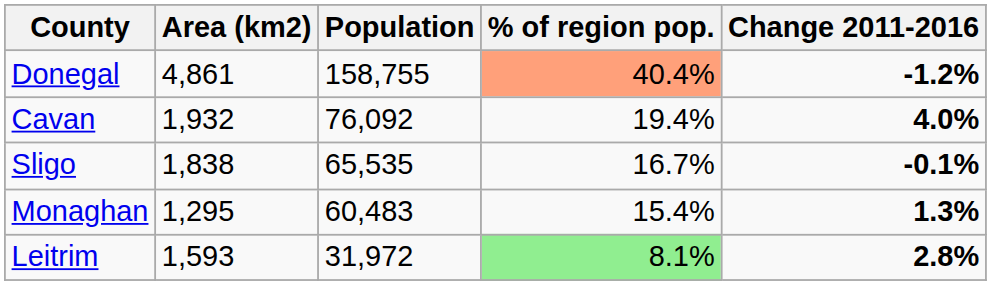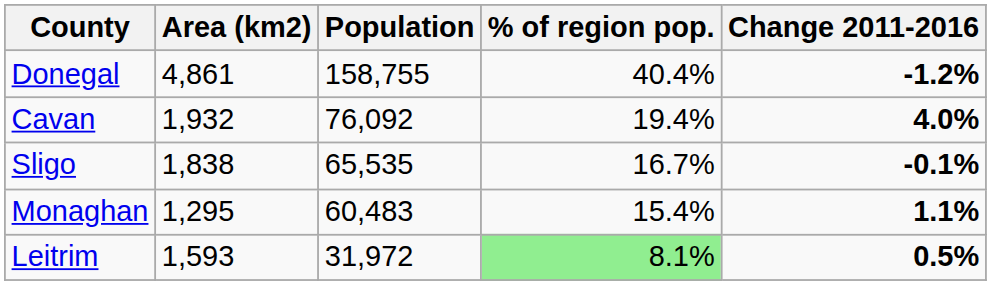(674, 73) lightsalmon background -> (674, 73) no background
(946, 211) 1.3% -> (946, 211) 1.1%
(946, 257) 2.8% -> (946, 257) 0.5%
